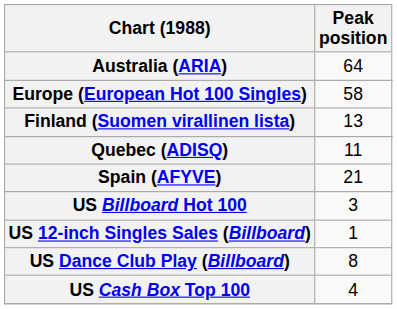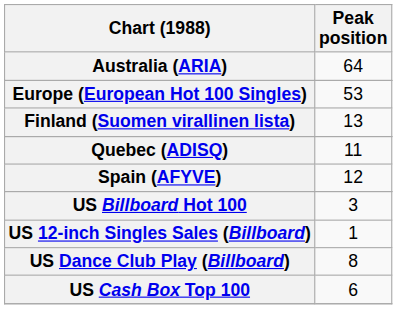(353, 94) 58 -> (353, 94) 53
(353, 177) 21 -> (353, 177) 12
(353, 289) 4 -> (353, 289) 6
